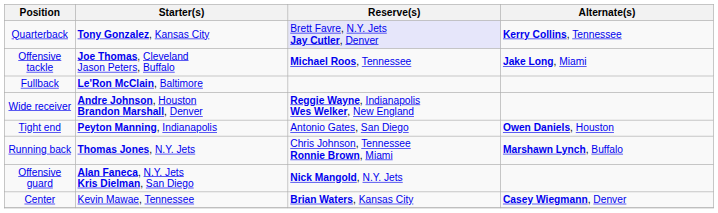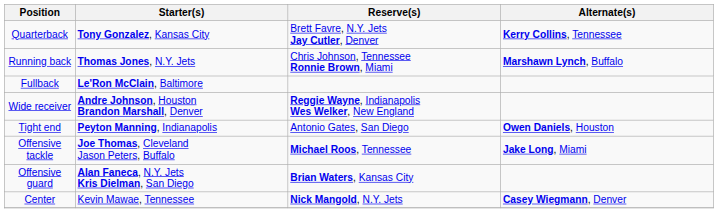(339, 34) lavender background -> (339, 34) no background
rows swapped: (40, 150) <-> (40, 62)
(346, 178) Nick Mangold, N.Y. Jets -> (352, 178) Brian Waters, Kansas City
(352, 200) Brian Waters, Kansas City -> (346, 200) Nick Mangold, N.Y. Jets
